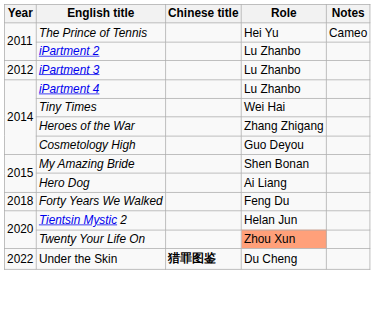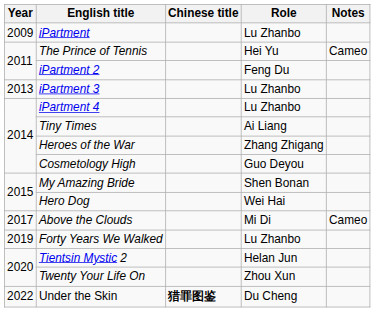+ row: (64, 32)
(272, 51) Lu Zhanbo -> (267, 70) Feng Du
(20, 70) 2012 -> (20, 88) 2013
(265, 107) Wei Hai -> (265, 126) Ai Liang
(265, 182) Ai Liang -> (265, 201) Wei Hai
+ row: (86, 220)
(20, 201) 2018 -> (20, 239) 2019
(267, 201) Feng Du -> (272, 239) Lu Zhanbo
(270, 239) lightsalmon background -> (270, 276) no background
